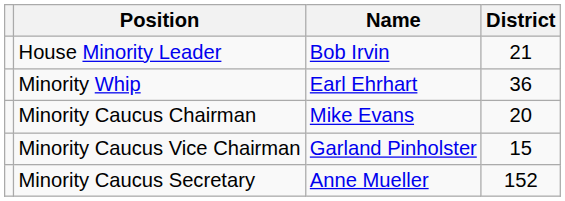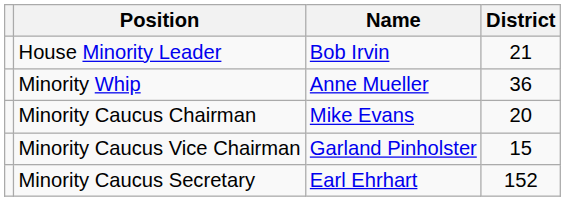(364, 84) Earl Ehrhart -> (369, 84) Anne Mueller
(369, 180) Anne Mueller -> (364, 180) Earl Ehrhart
